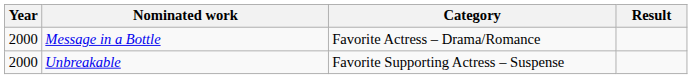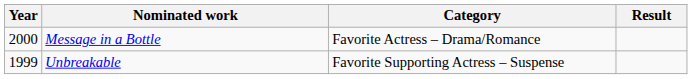(23, 62) 2000 -> (23, 62) 1999
